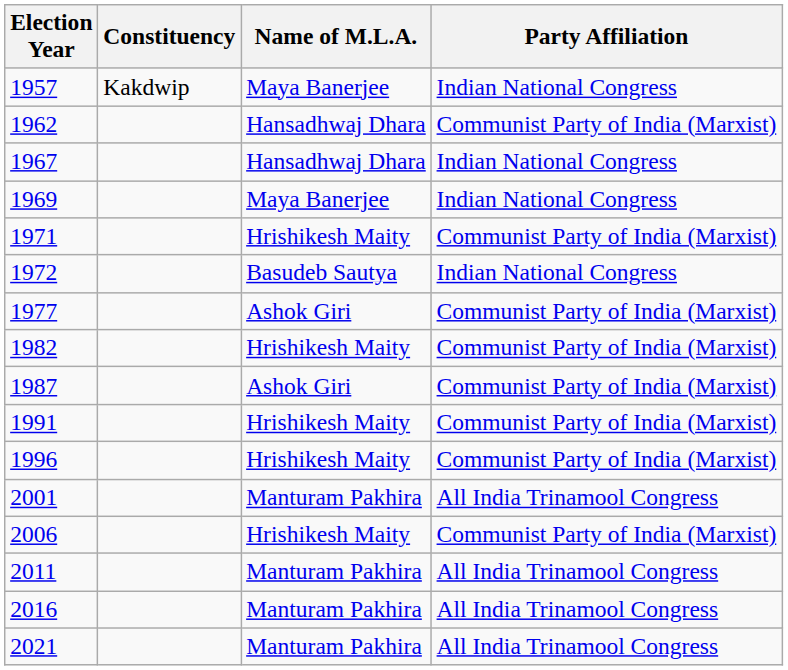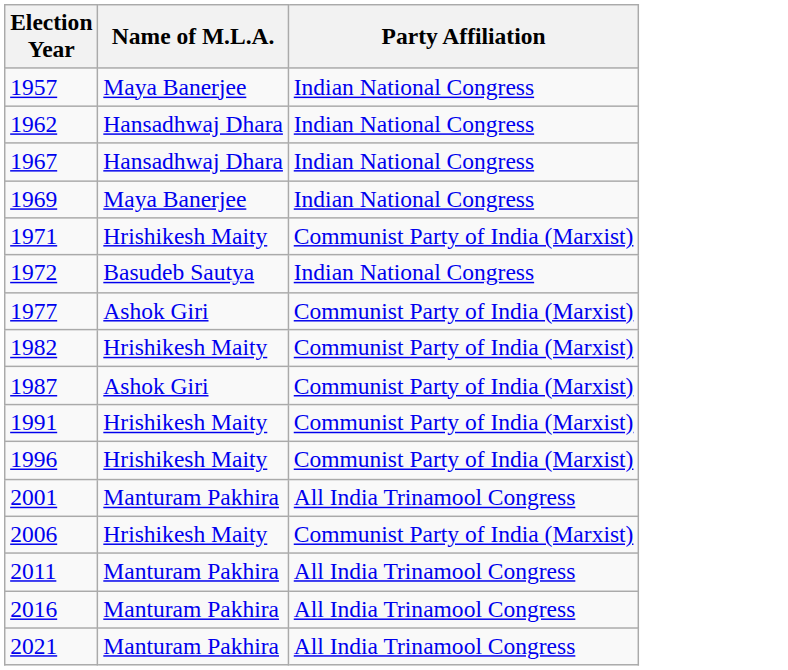- column: (169, 36)
(606, 124) Communist Party of India (Marxist) -> (414, 124) Indian National Congress
